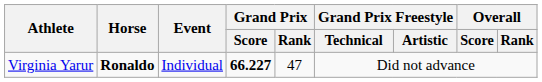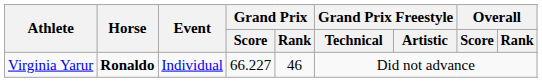(251, 65) bold -> (251, 65) normal
(295, 65) 47 -> (295, 65) 46
